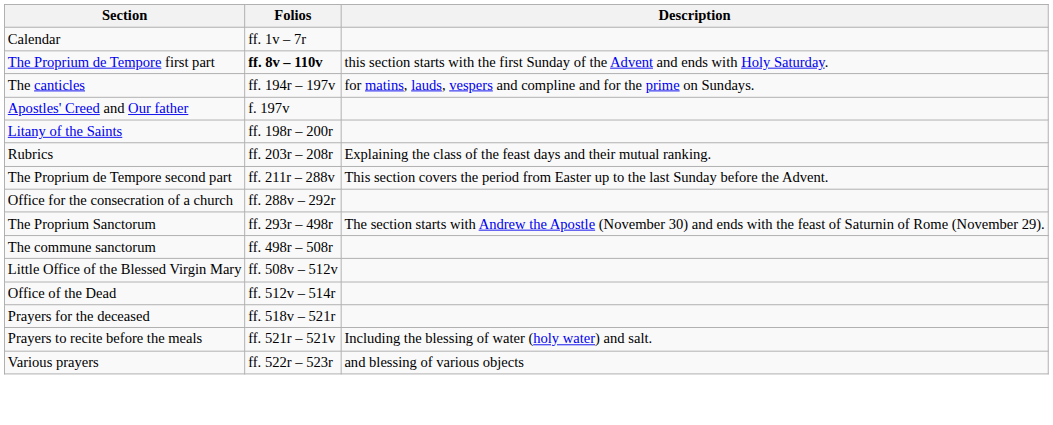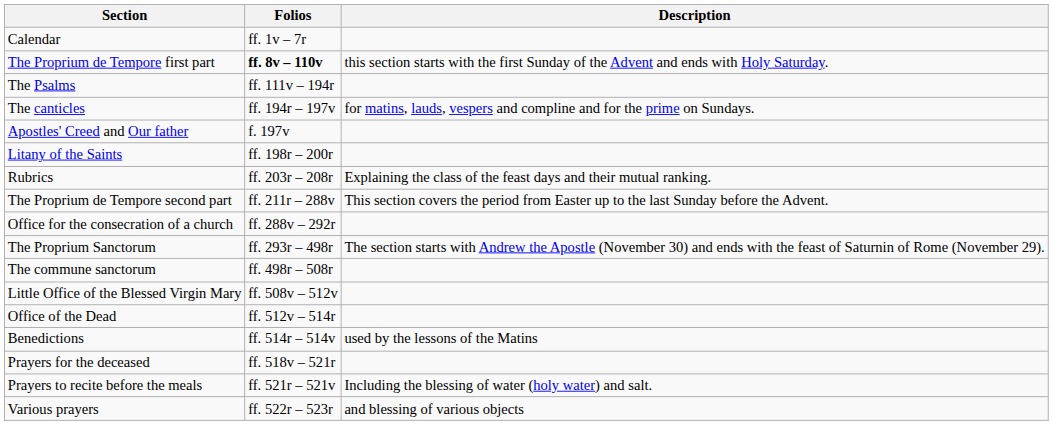+ row: (42, 85)
+ row: (46, 339)
